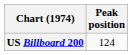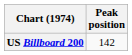(107, 42) 124 -> (107, 42) 142
